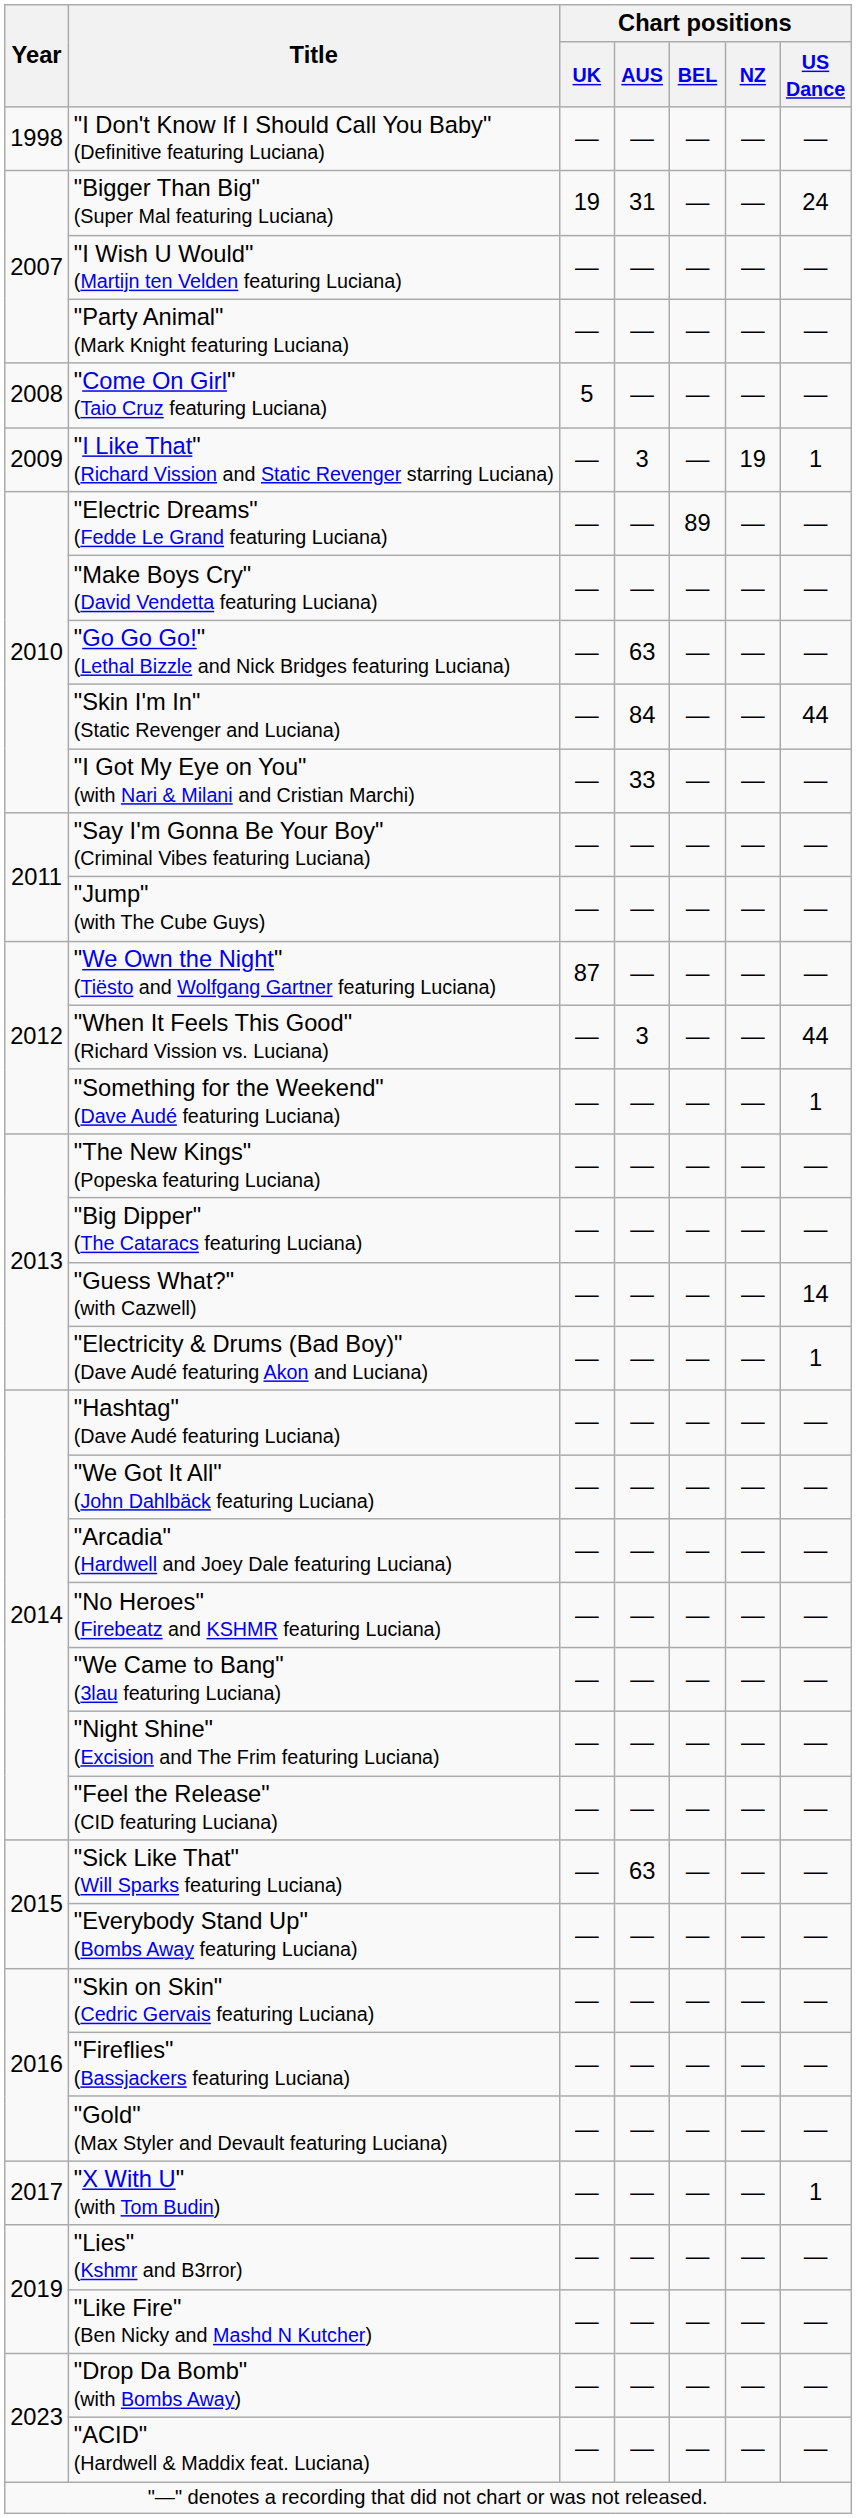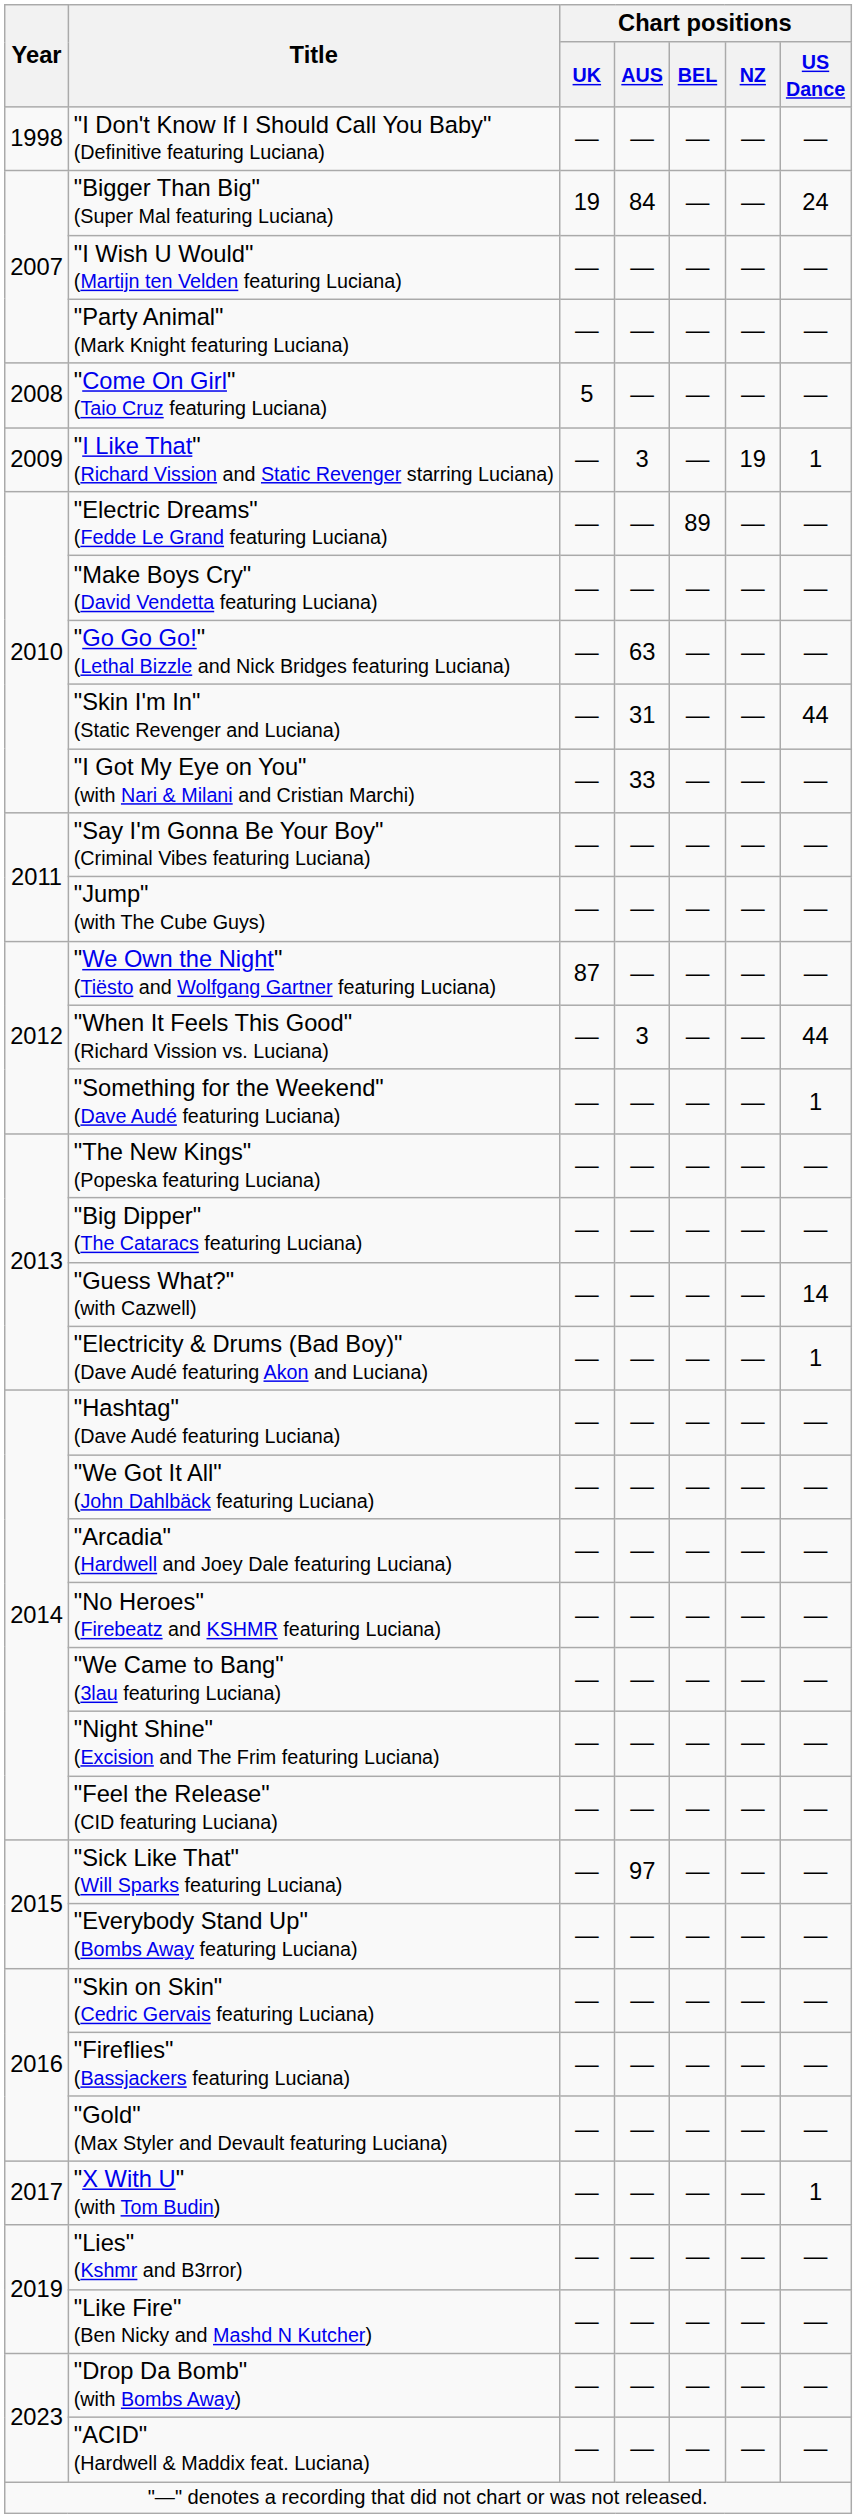(642, 202) 31 -> (642, 202) 84
(642, 716) 84 -> (642, 716) 31
(642, 1871) 63 -> (642, 1871) 97
